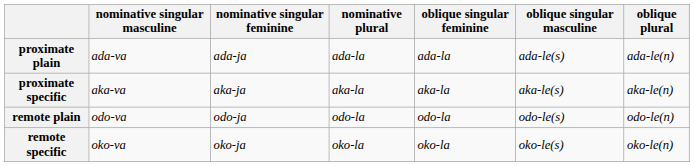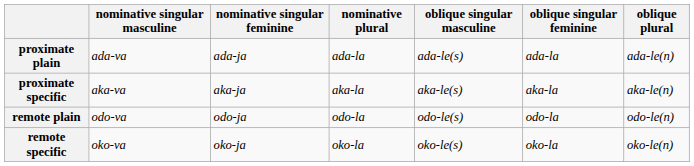columns swapped: (570, 21) <-> (465, 21)
